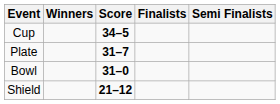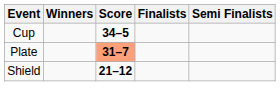(115, 52) no background -> (115, 52) lightsalmon background
- row: (24, 71)
